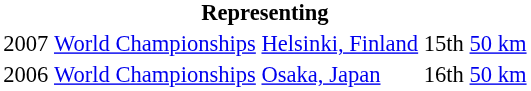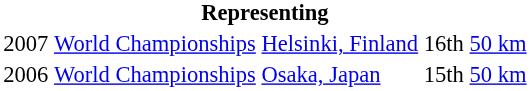(444, 43) 15th -> (444, 43) 16th
(444, 74) 16th -> (444, 74) 15th
